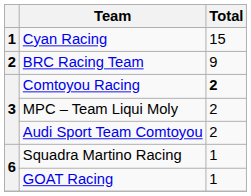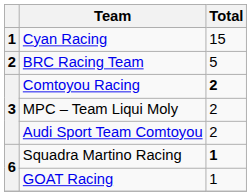(213, 62) 9 -> (213, 62) 5
(213, 156) normal -> (213, 156) bold
